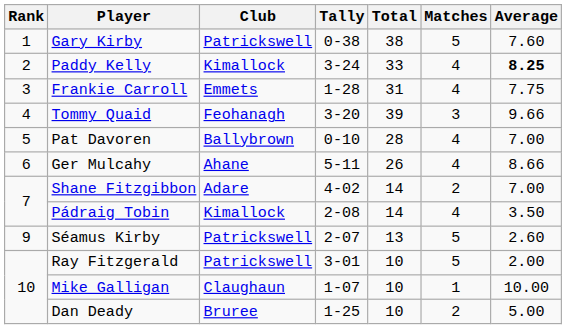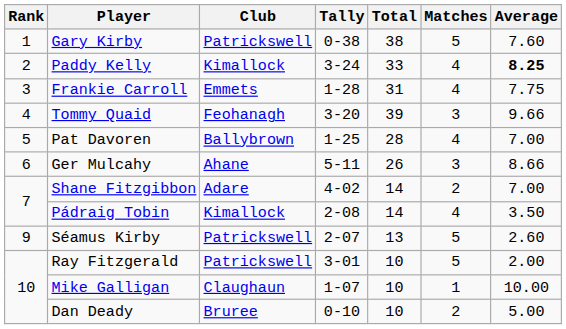(342, 140) 0-10 -> (342, 140) 1-25
(456, 164) 4 -> (456, 164) 3
(342, 312) 1-25 -> (342, 312) 0-10
